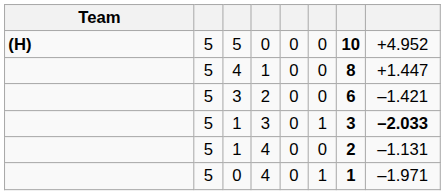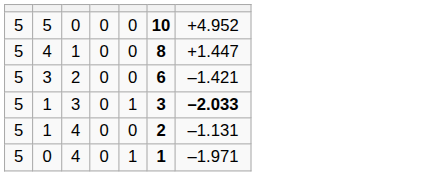- column: (99, 17)
